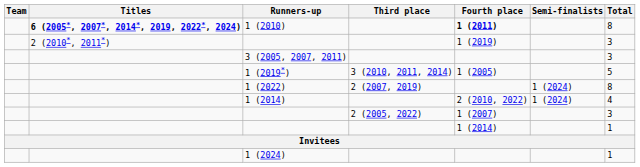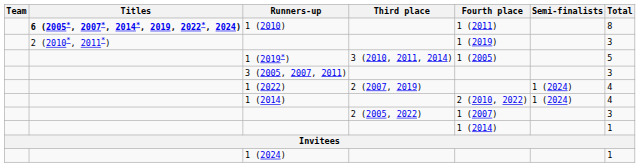(477, 26) bold -> (477, 26) normal
rows swapped: (296, 57) <-> (268, 72)
(610, 87) 8 -> (610, 87) 4
